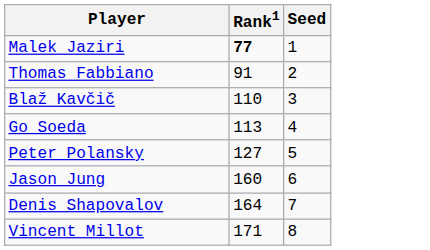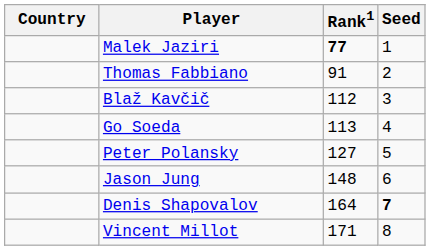+ column: (52, 20)
(248, 101) 110 -> (342, 101) 112
(248, 180) 160 -> (342, 180) 148
(292, 206) normal -> (387, 206) bold
